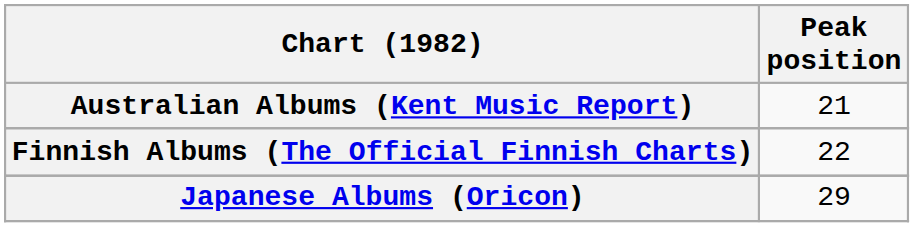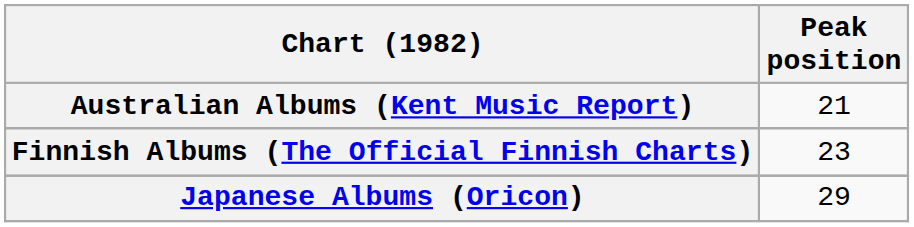(834, 152) 22 -> (834, 152) 23
